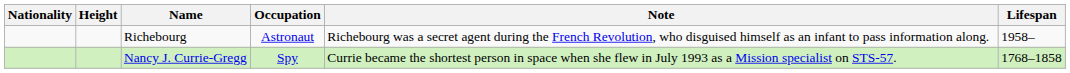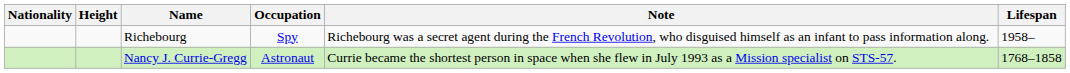(288, 36) Astronaut -> (288, 36) Spy
(288, 57) Spy -> (288, 57) Astronaut
